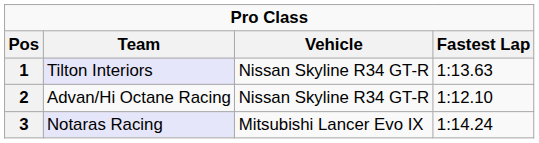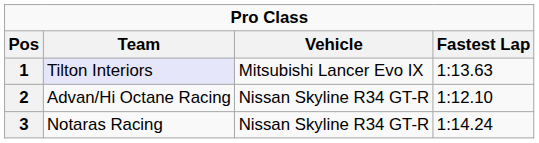(334, 71) Nissan Skyline R34 GT-R -> (331, 71) Mitsubishi Lancer Evo IX
(105, 124) lavender background -> (105, 124) no background
(331, 124) Mitsubishi Lancer Evo IX -> (334, 124) Nissan Skyline R34 GT-R
